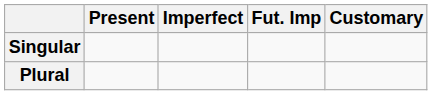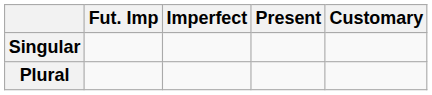columns swapped: (122, 18) <-> (286, 18)
